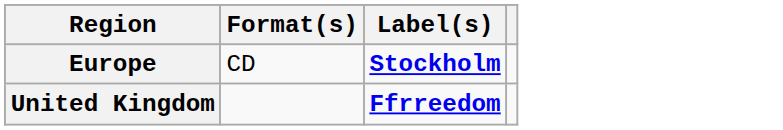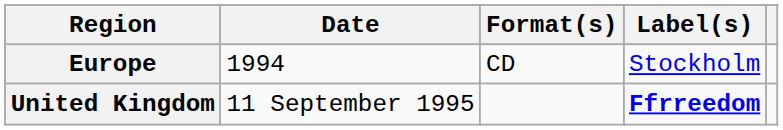+ column: (351, 25)
(435, 64) bold -> (695, 64) normal
